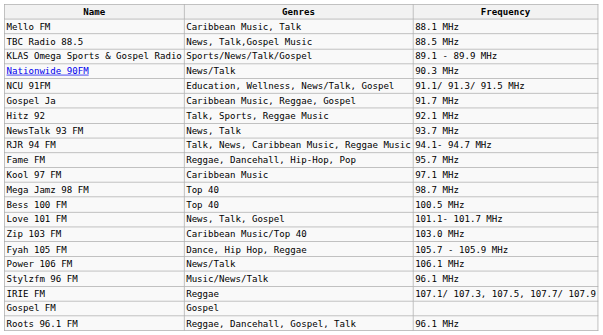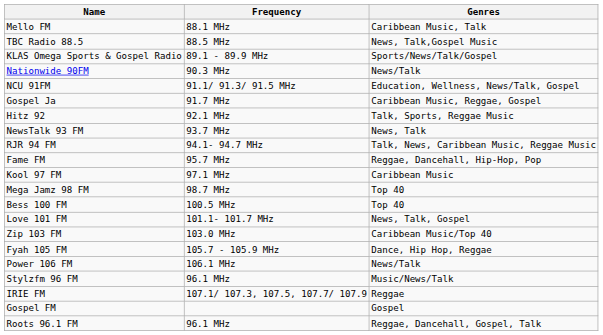columns swapped: (506, 12) <-> (298, 12)
